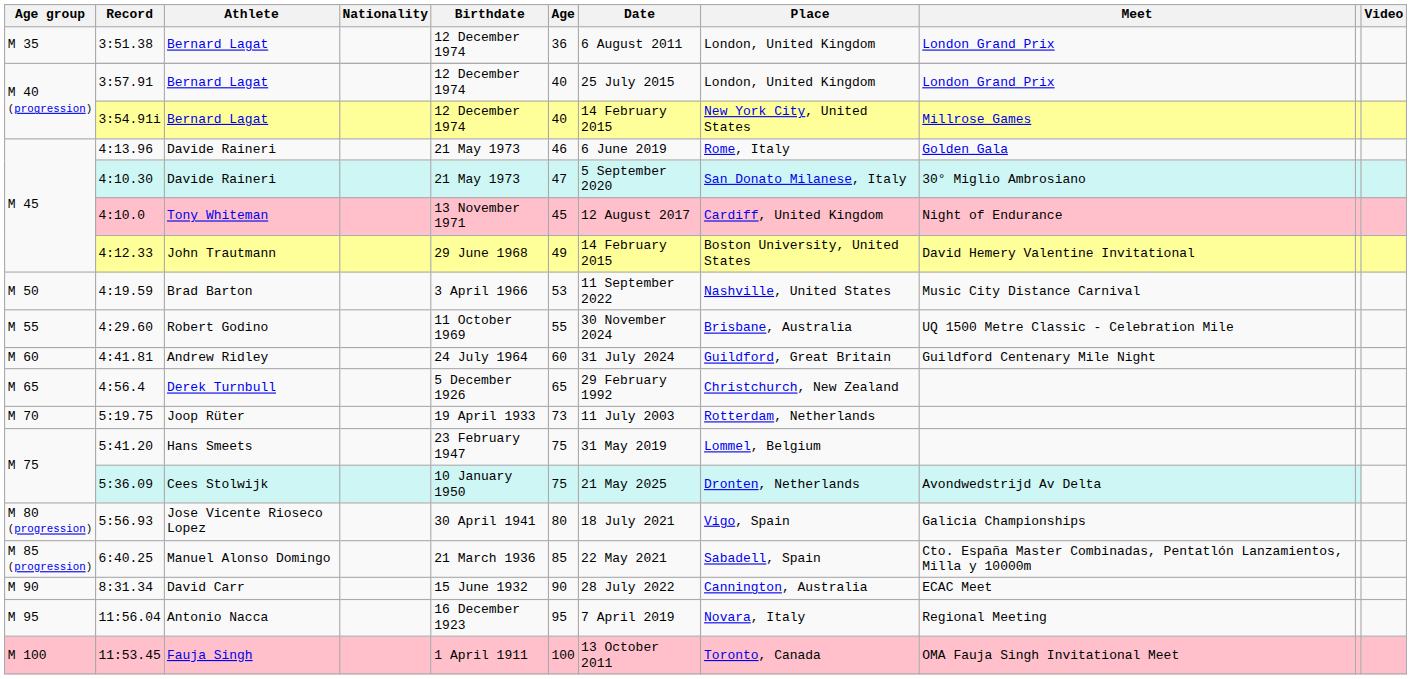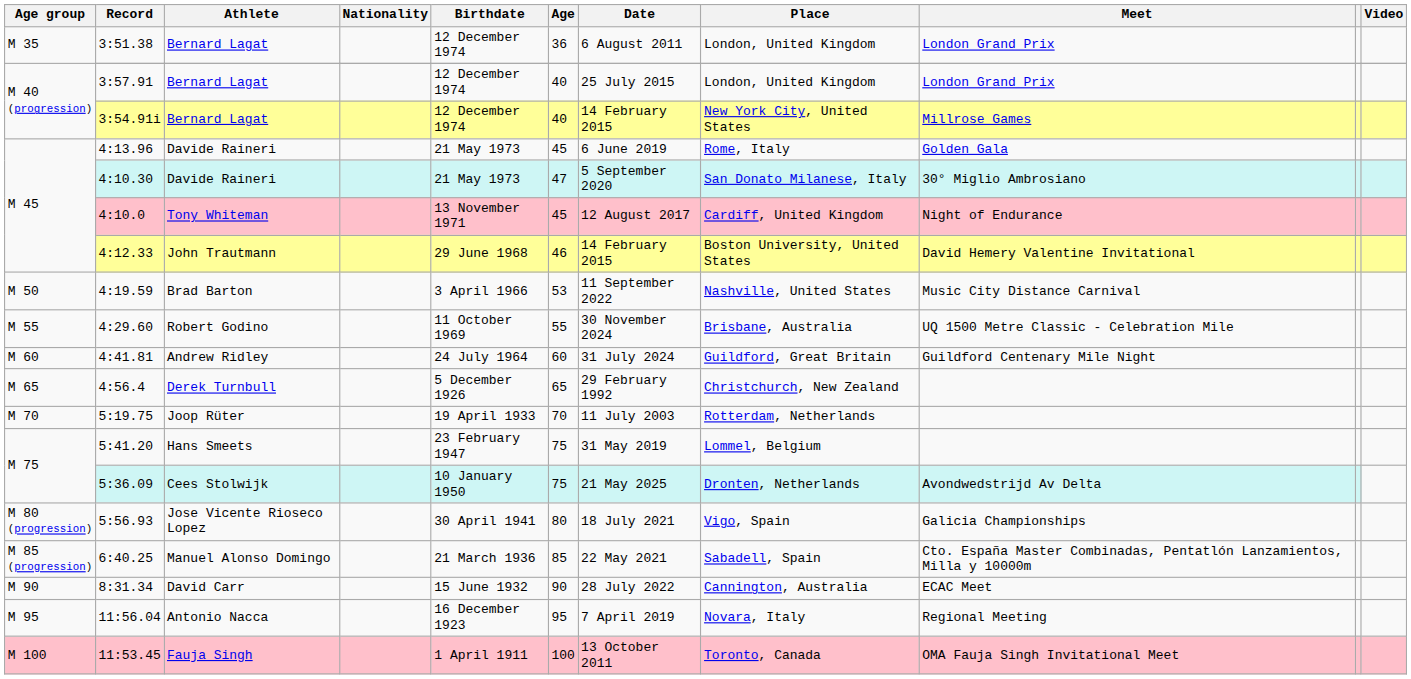(559, 149) 46 -> (559, 149) 45
(559, 253) 49 -> (559, 253) 46
(559, 417) 73 -> (559, 417) 70
